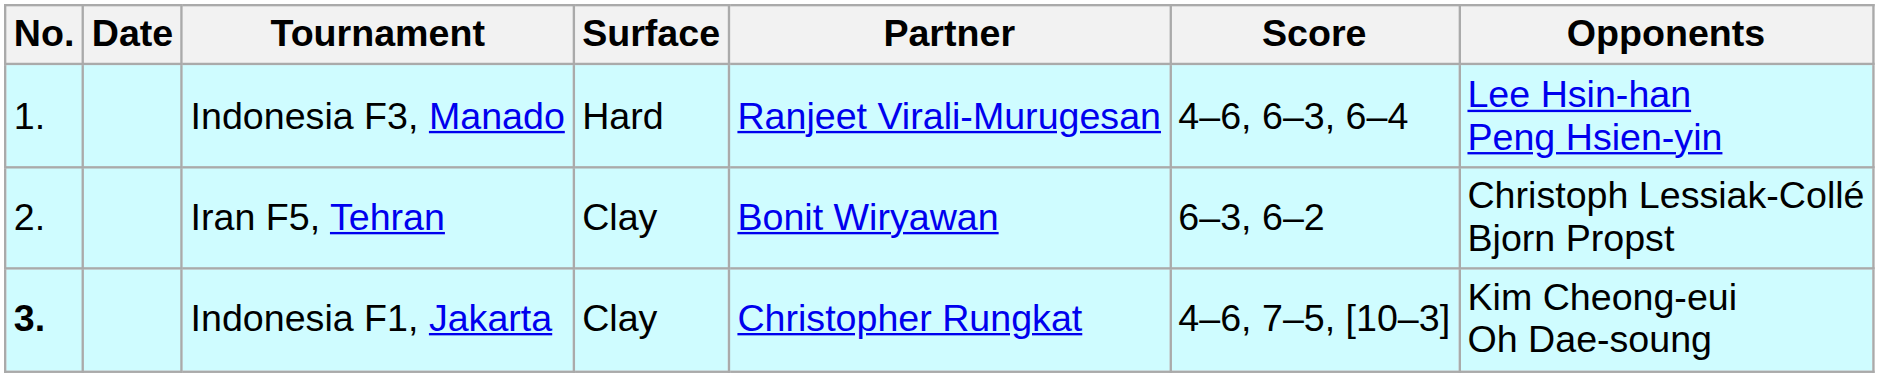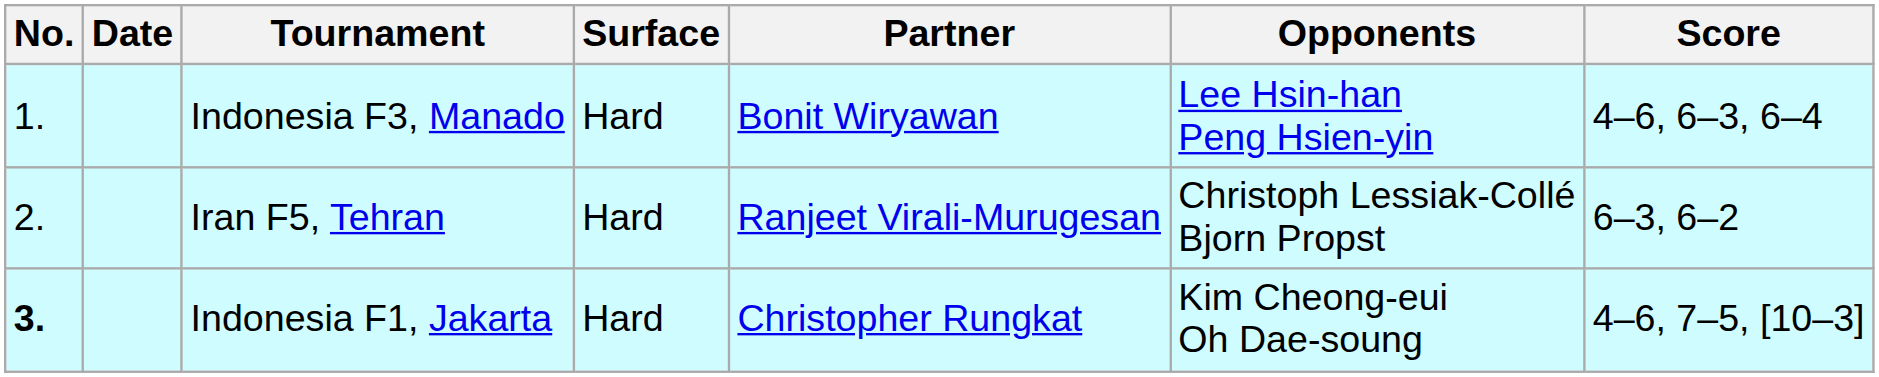columns swapped: (1666, 34) <-> (1314, 34)
(949, 115) Ranjeet Virali-Murugesan -> (868, 115) Bonit Wiryawan
(620, 217) Clay -> (623, 217) Hard
(868, 217) Bonit Wiryawan -> (949, 217) Ranjeet Virali-Murugesan
(620, 318) Clay -> (623, 318) Hard
